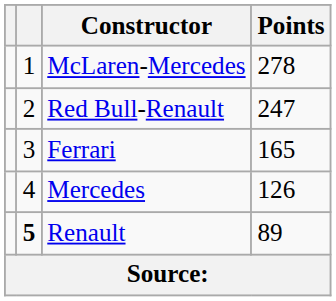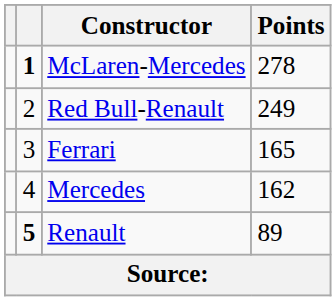(29, 66) normal -> (29, 66) bold
(276, 107) 247 -> (276, 107) 249
(276, 190) 126 -> (276, 190) 162
